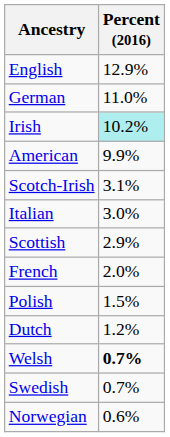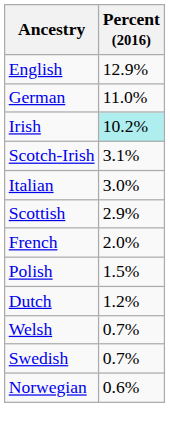- row: (43, 156)
(123, 358) bold -> (121, 329) normal
